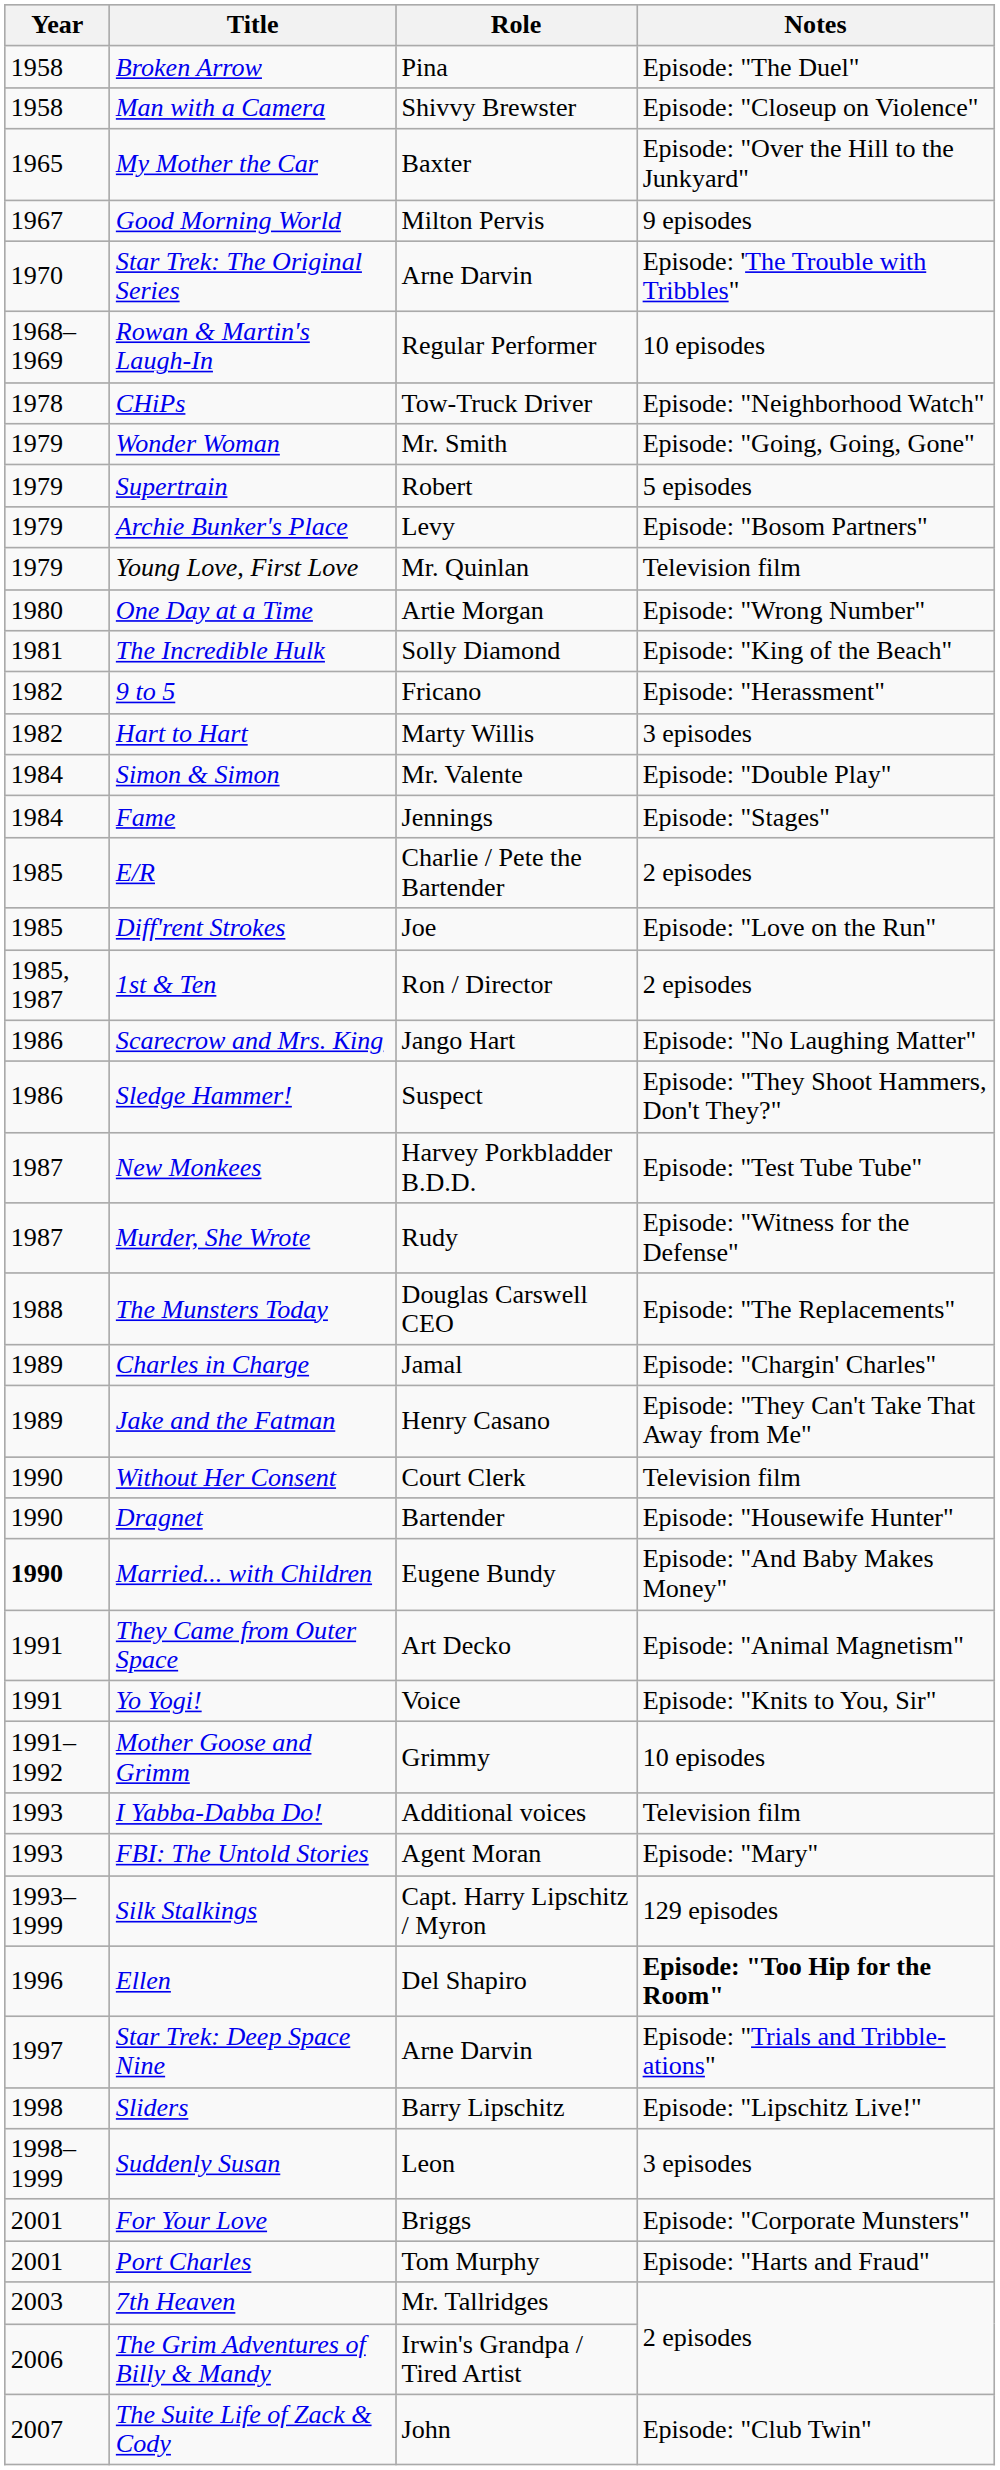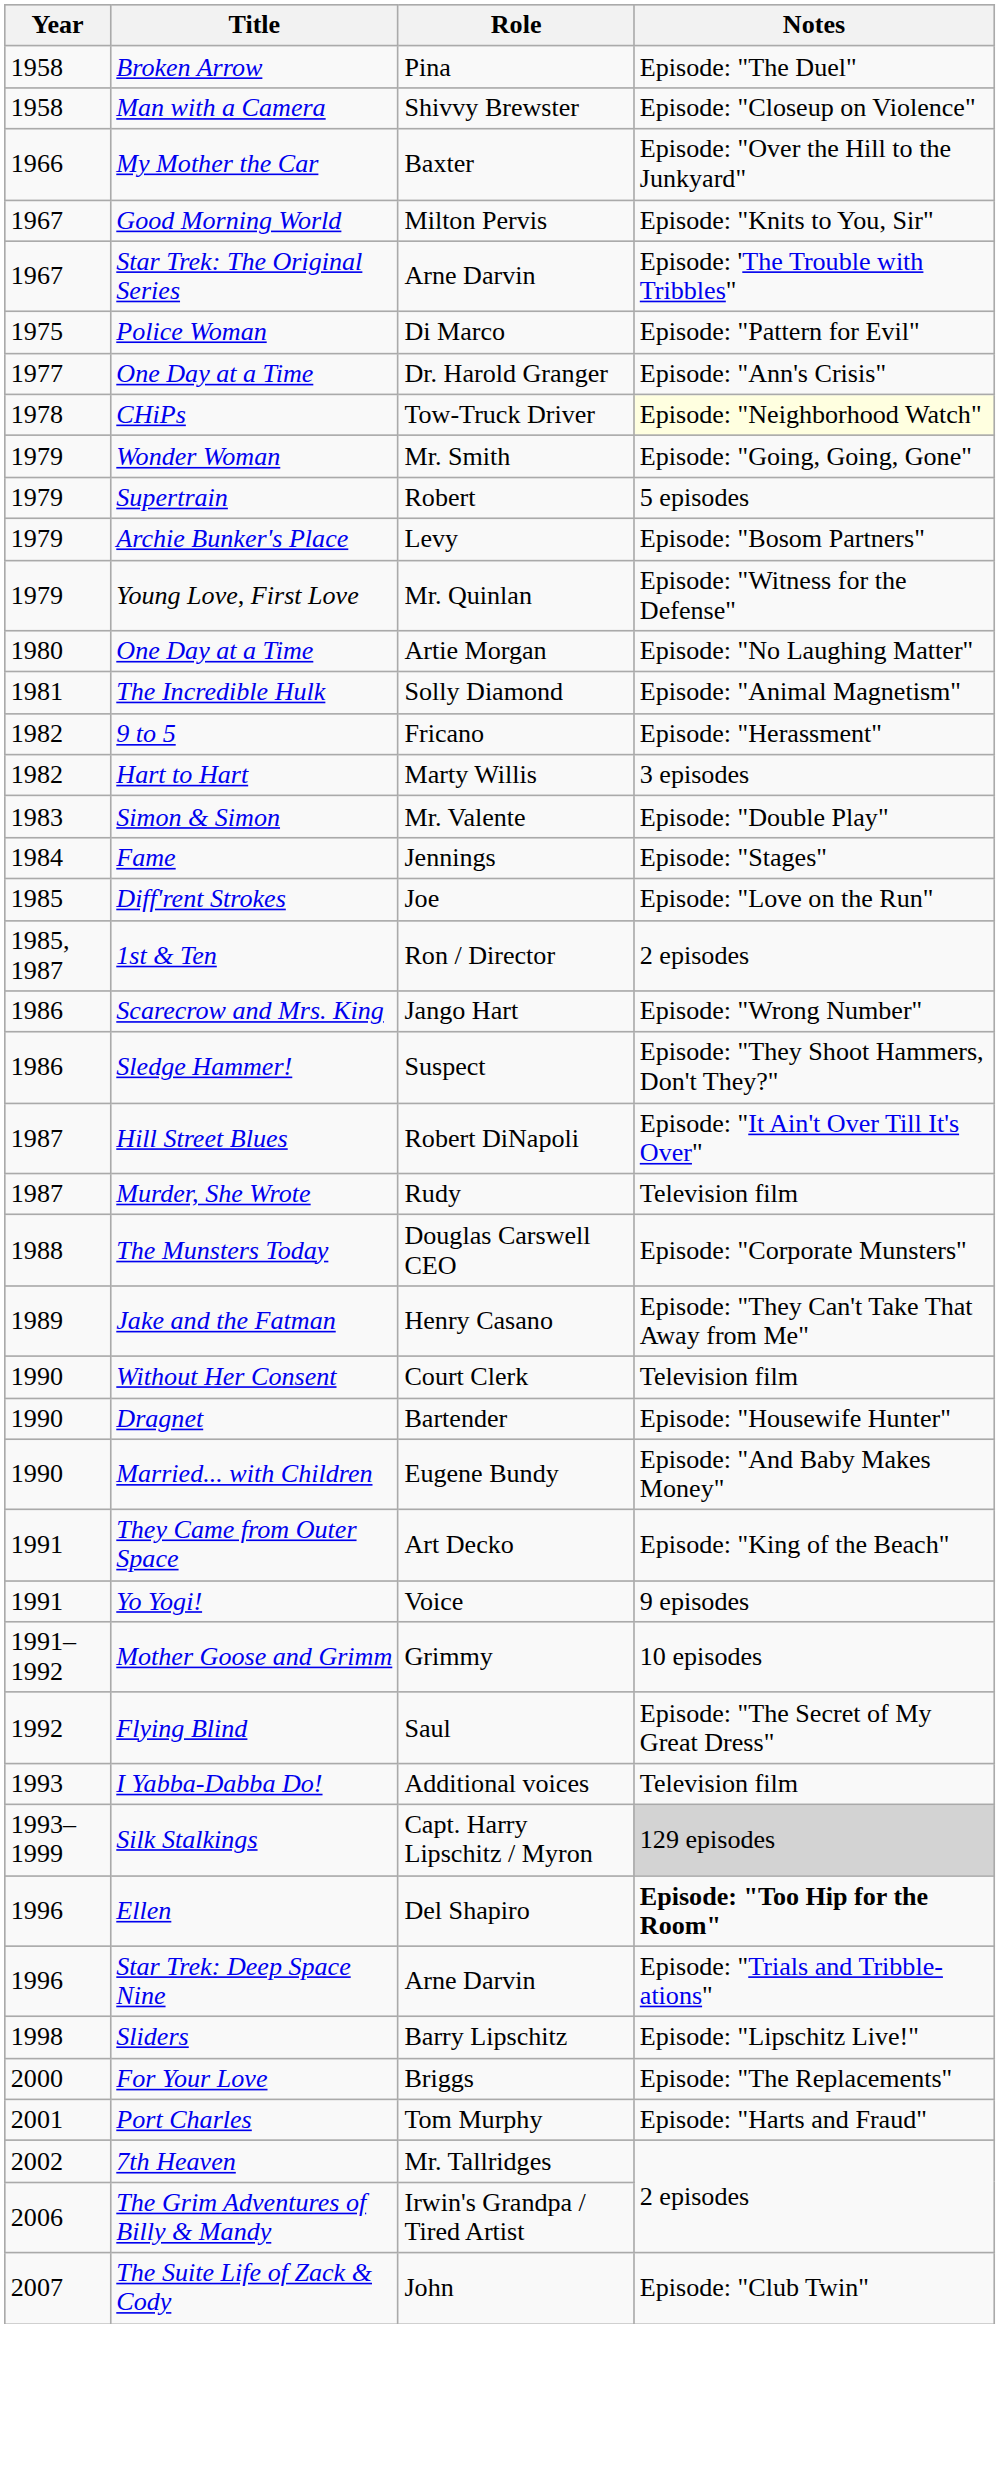(37, 163) 1965 -> (37, 163) 1966
(697, 219) 9 episodes -> (787, 219) Episode: "Knits to You, Sir"
(37, 275) 1970 -> (37, 275) 1967
- row: (213, 346)
+ row: (192, 332)
+ row: (215, 373)
(814, 402) no background -> (811, 414) lightyellow background
(722, 568) Television film -> (773, 594) Episode: "Witness for the Defense"
(784, 609) Episode: "Wrong Number" -> (807, 650) Episode: "No Laughing Matter"
(797, 650) Episode: "King of the Beach" -> (800, 692) Episode: "Animal Magnetism"
(37, 774) 1984 -> (37, 816) 1983
- row: (135, 872)
(809, 1040) Episode: "No Laughing Matter" -> (781, 1011) Episode: "Wrong Number"
+ row: (202, 1137)
- row: (189, 1167)
(776, 1237) Episode: "Witness for the Defense" -> (719, 1193) Television film
(799, 1308) Episode: "The Replacements" -> (803, 1249) Episode: "Corporate Munsters"
- row: (212, 1364)
(37, 1574) bold -> (37, 1474) normal
(803, 1644) Episode: "Animal Magnetism" -> (795, 1544) Episode: "King of the Beach"
(789, 1700) Episode: "Knits to You, Sir" -> (694, 1600) 9 episodes
+ row: (182, 1727)
- row: (242, 1854)
(710, 1910) no background -> (708, 1839) lightgrey background
(37, 2051) 1997 -> (37, 1980) 1996
- row: (198, 2163)
(37, 2219) 2001 -> (37, 2078) 2000
(806, 2219) Episode: "Corporate Munsters" -> (796, 2078) Episode: "The Replacements"
(37, 2302) 2003 -> (37, 2161) 2002
